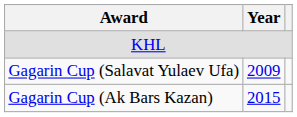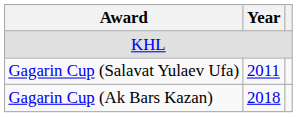(264, 71) 2009 -> (263, 71) 2011
(264, 97) 2015 -> (264, 97) 2018
